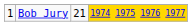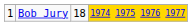(79, 13) 21 -> (79, 13) 18
